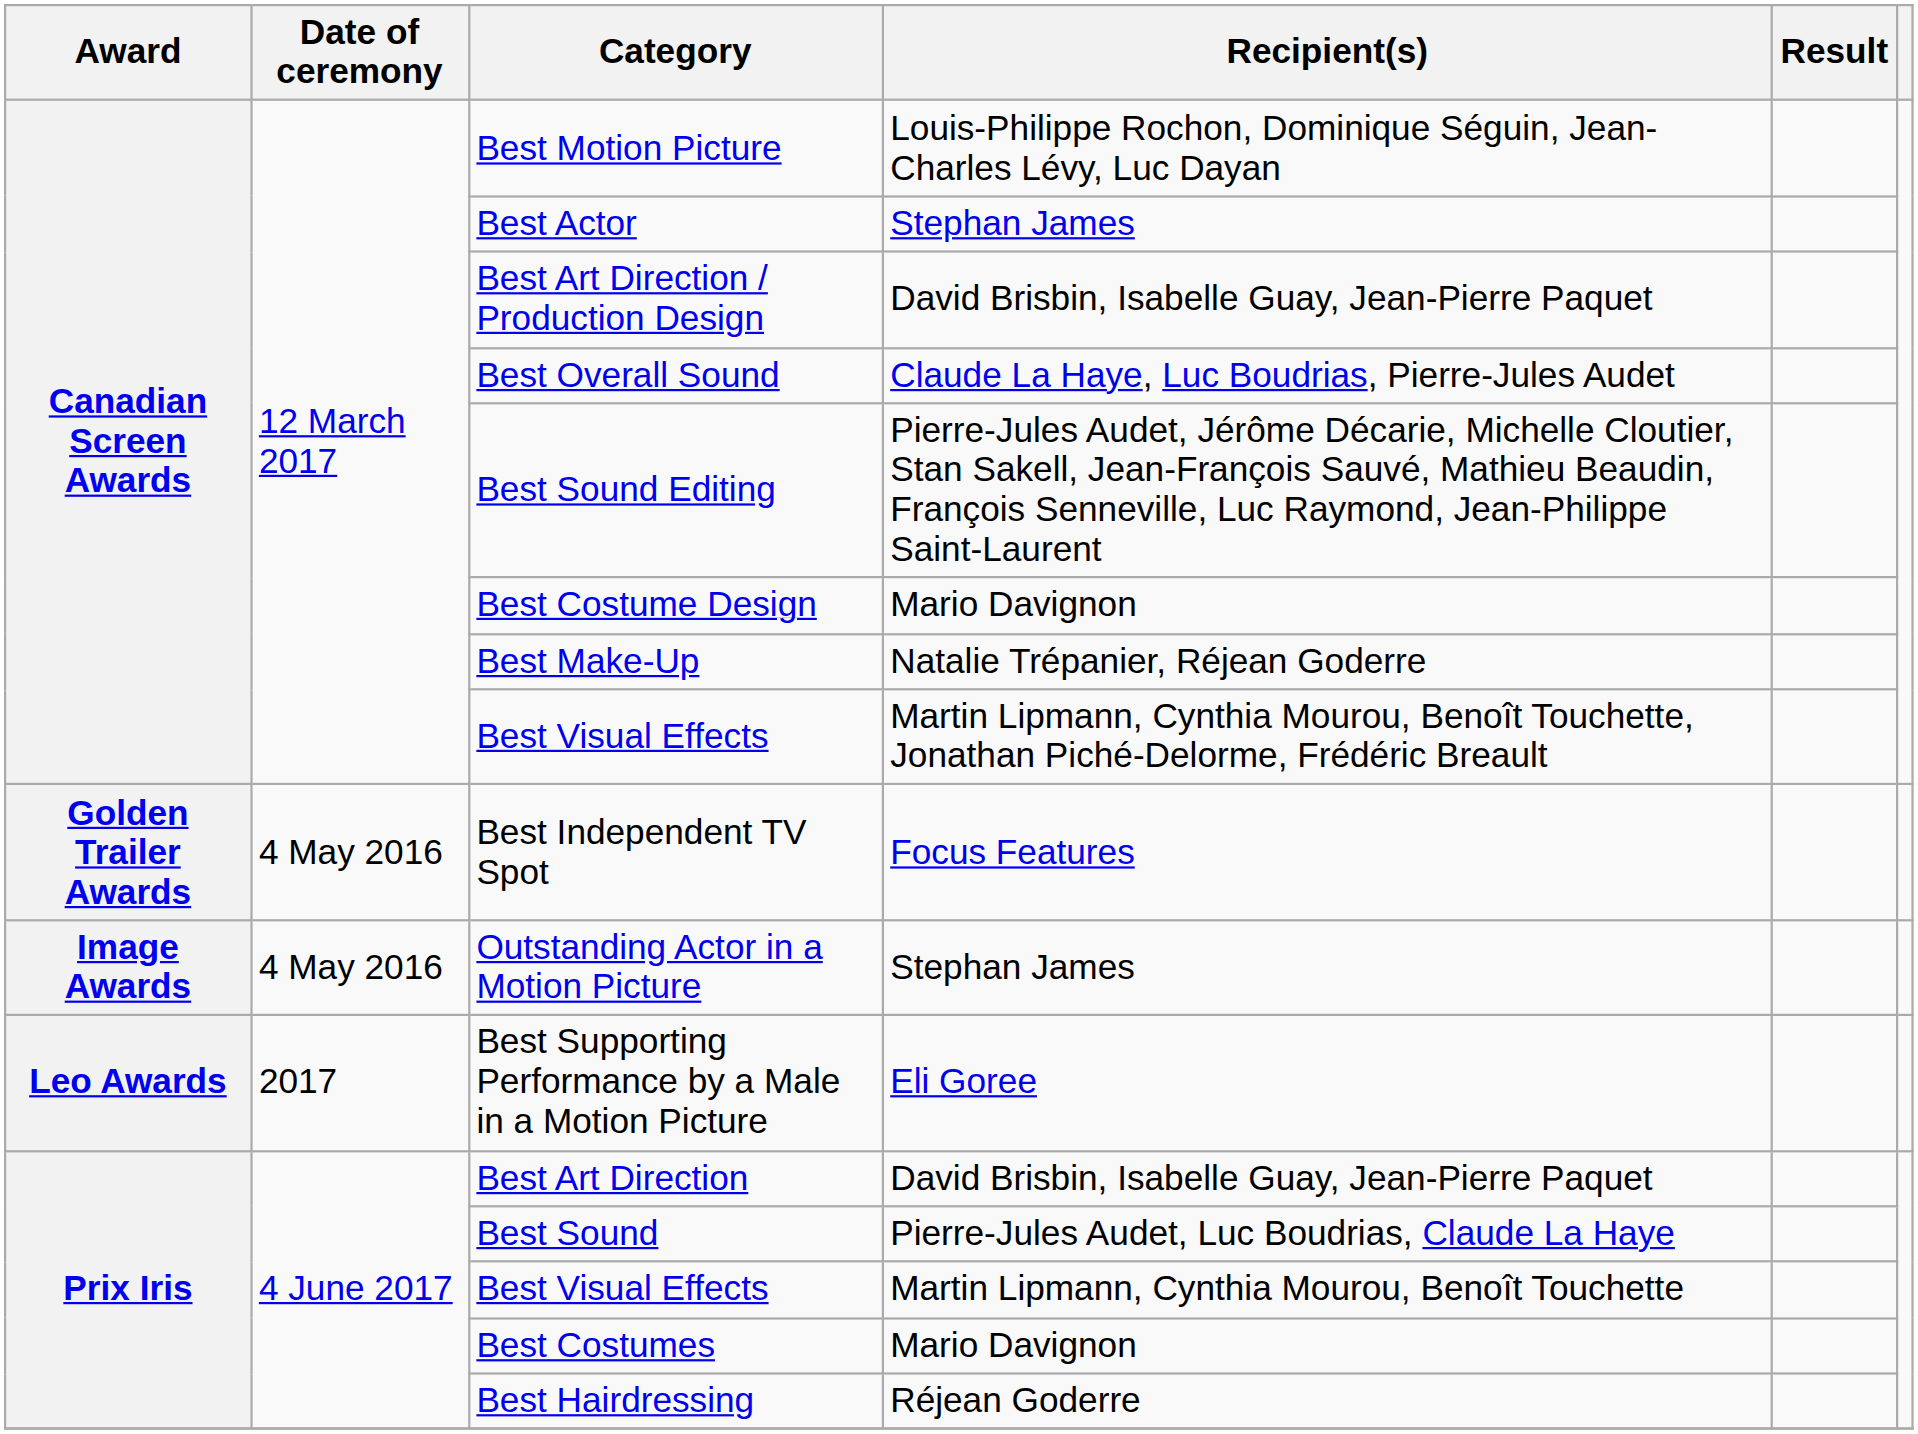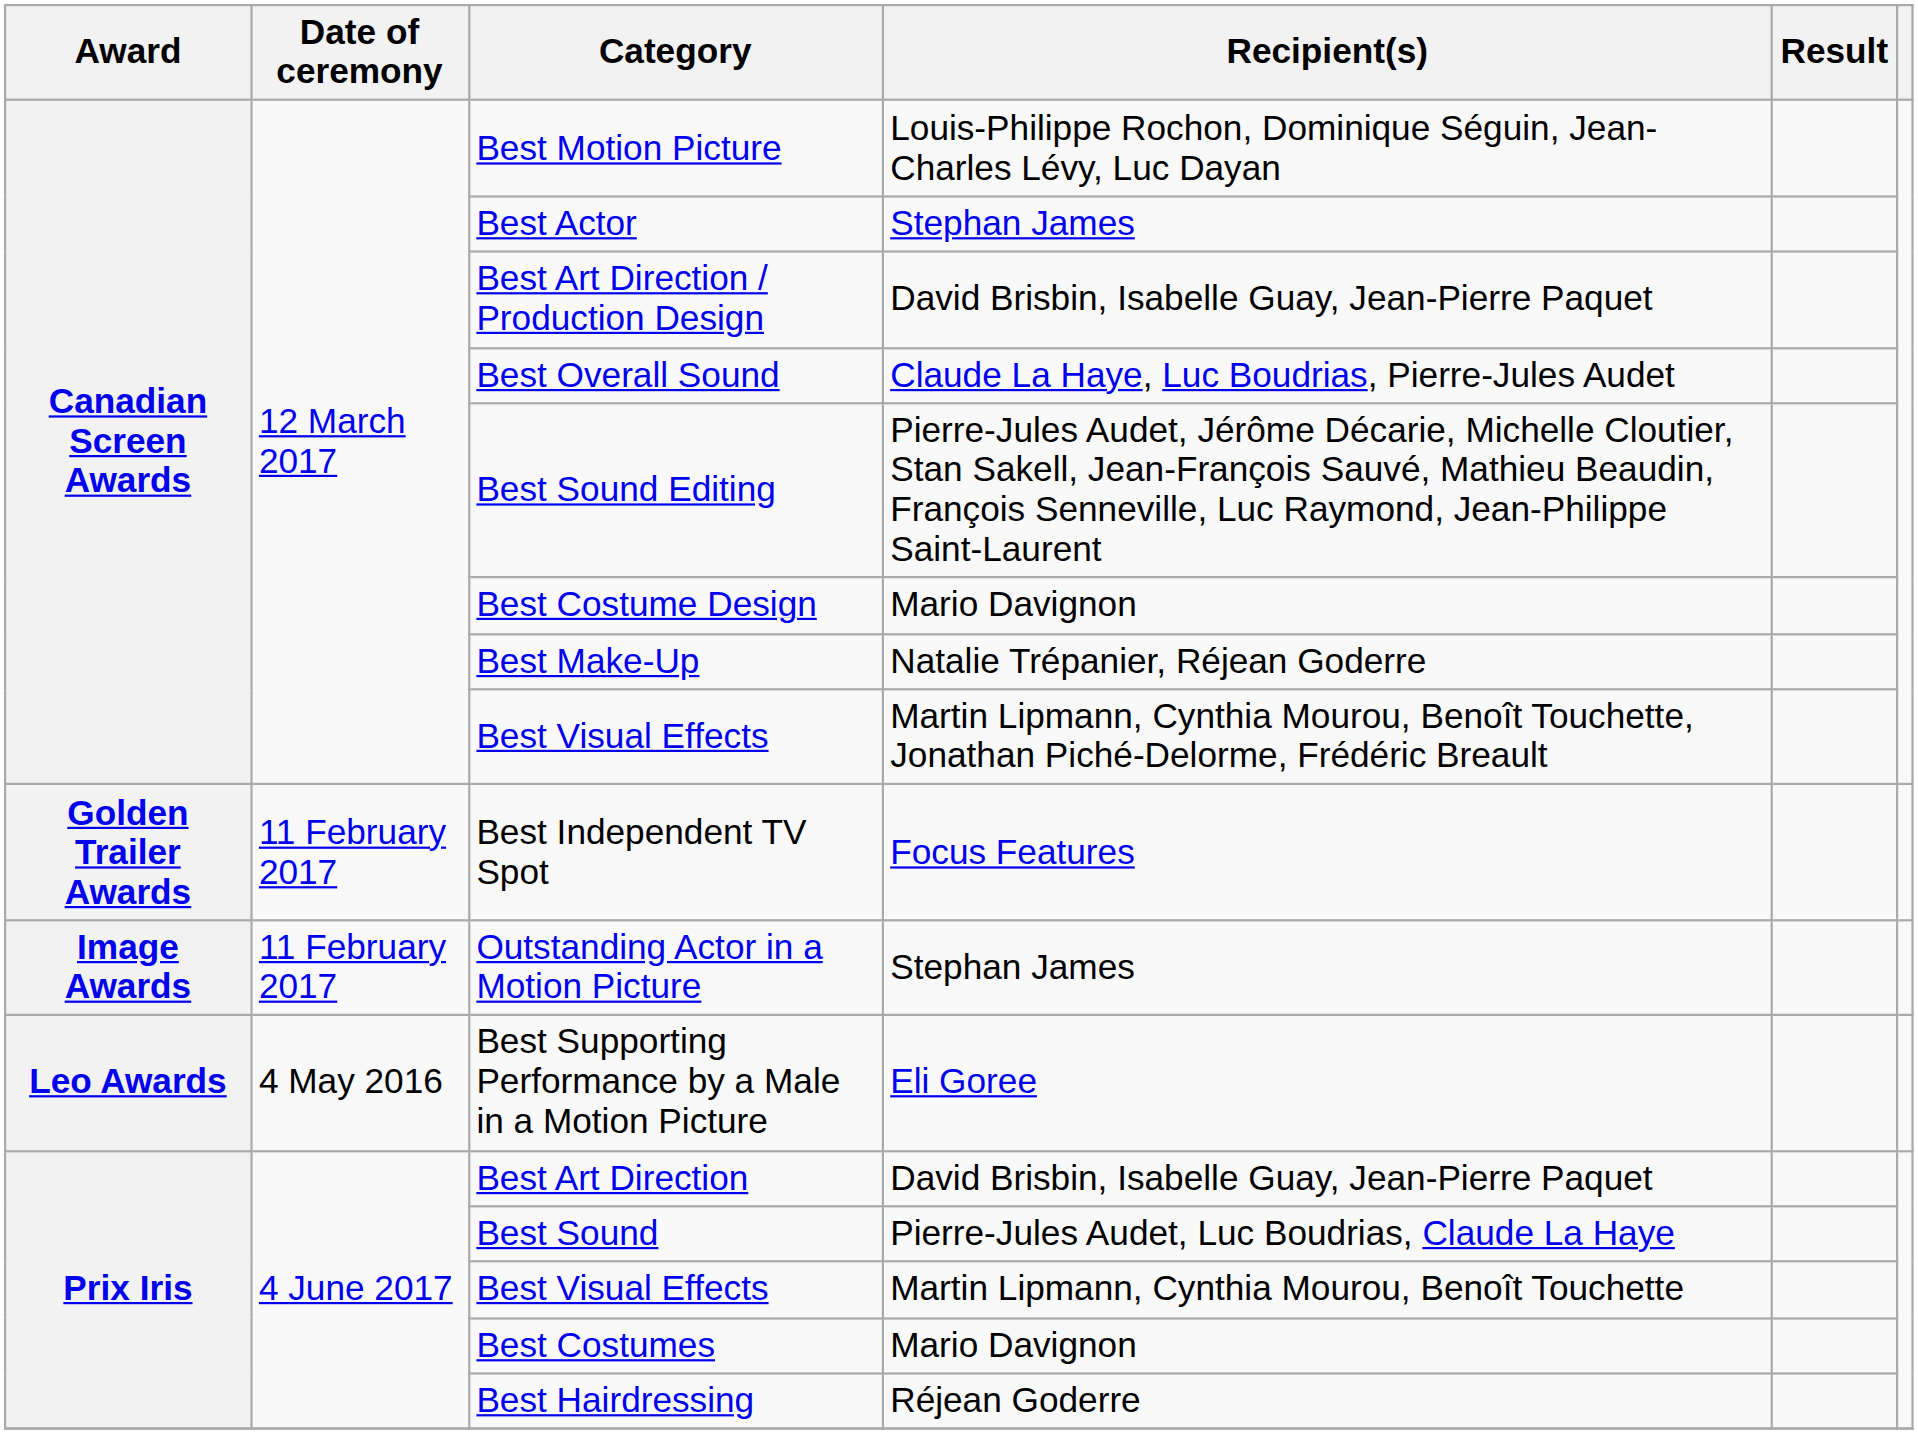(351, 851) 4 May 2016 -> (352, 851) 11 February 2017
(351, 966) 4 May 2016 -> (352, 966) 11 February 2017
(298, 1082) 2017 -> (351, 1082) 4 May 2016
